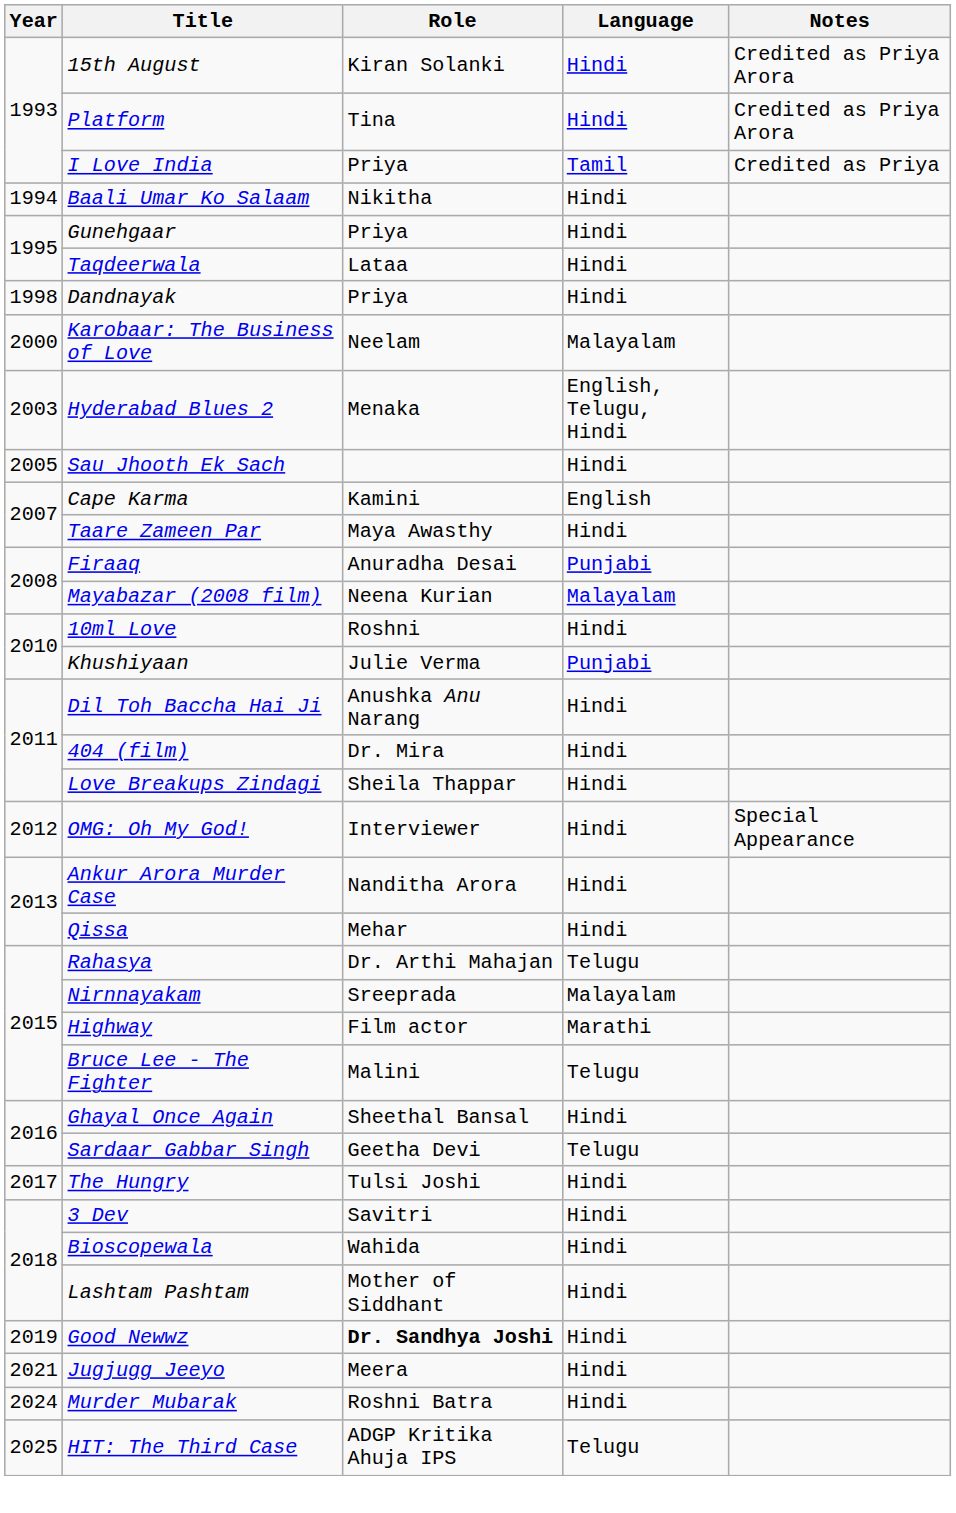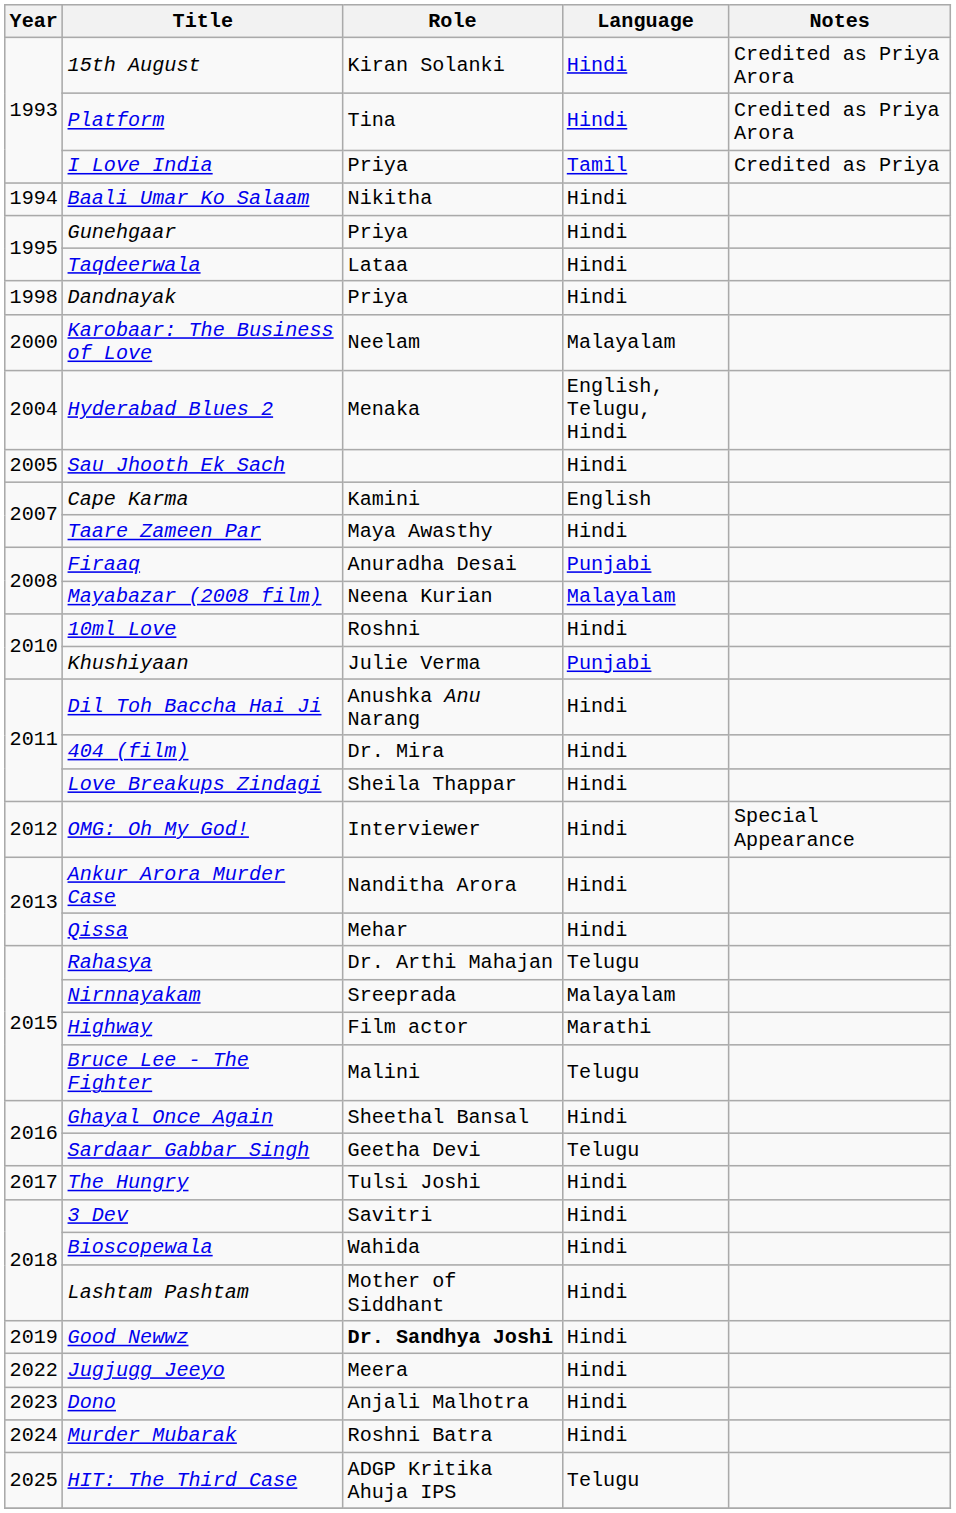(34, 410) 2003 -> (34, 410) 2004
(34, 1370) 2021 -> (34, 1370) 2022
+ row: (92, 1403)
